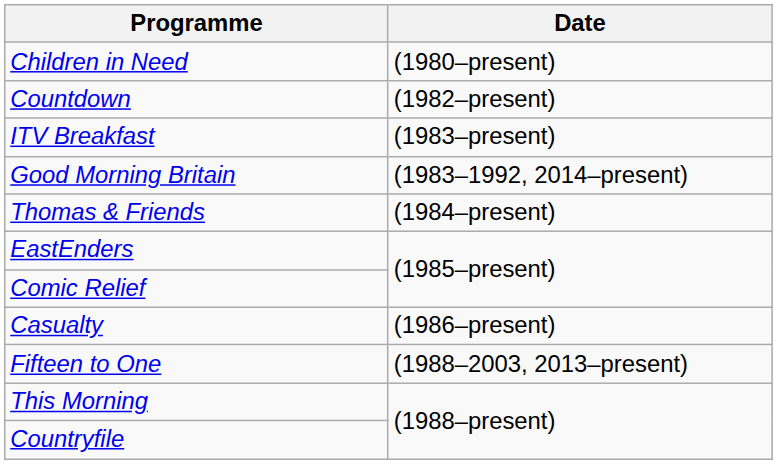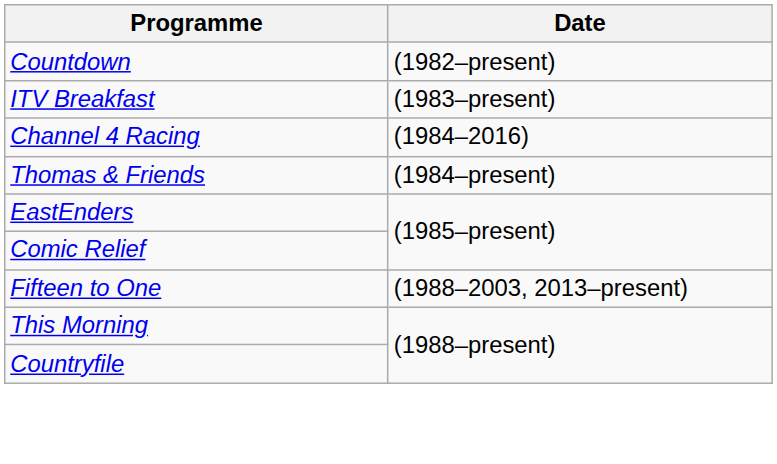- row: (99, 61)
- row: (123, 174)
+ row: (105, 136)
- row: (57, 325)
